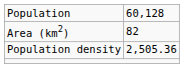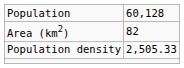(151, 50) 2,505.36 -> (151, 50) 2,505.33
